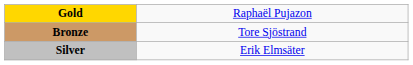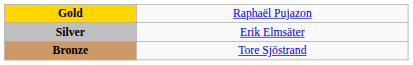rows swapped: (70, 50) <-> (70, 32)
